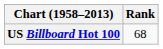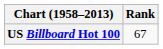(140, 34) 68 -> (140, 34) 67
